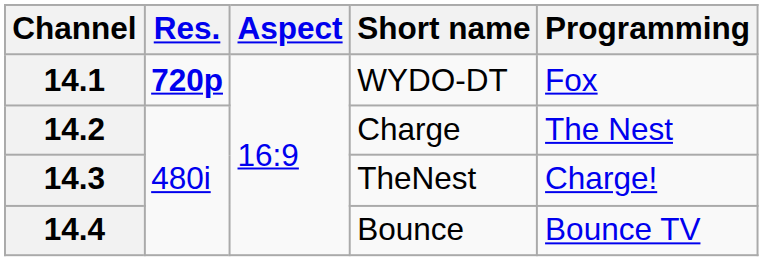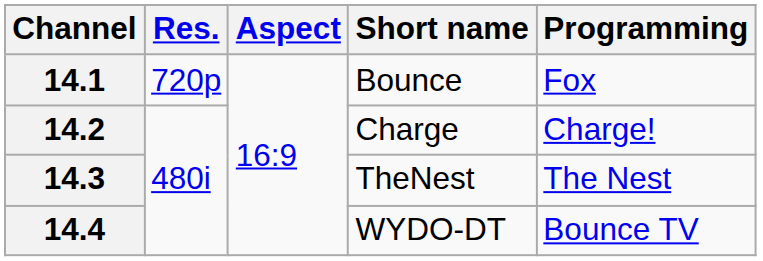(187, 79) bold -> (186, 79) normal
(432, 79) WYDO-DT -> (409, 79) Bounce
(609, 129) The Nest -> (599, 129) Charge!
(601, 179) Charge! -> (607, 179) The Nest
(411, 229) Bounce -> (431, 229) WYDO-DT
